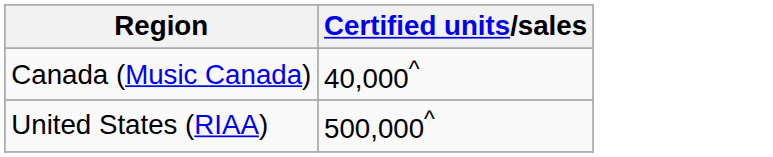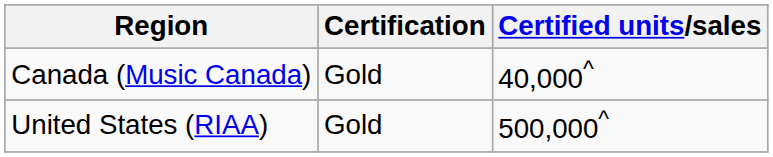+ column: (405, 26)
